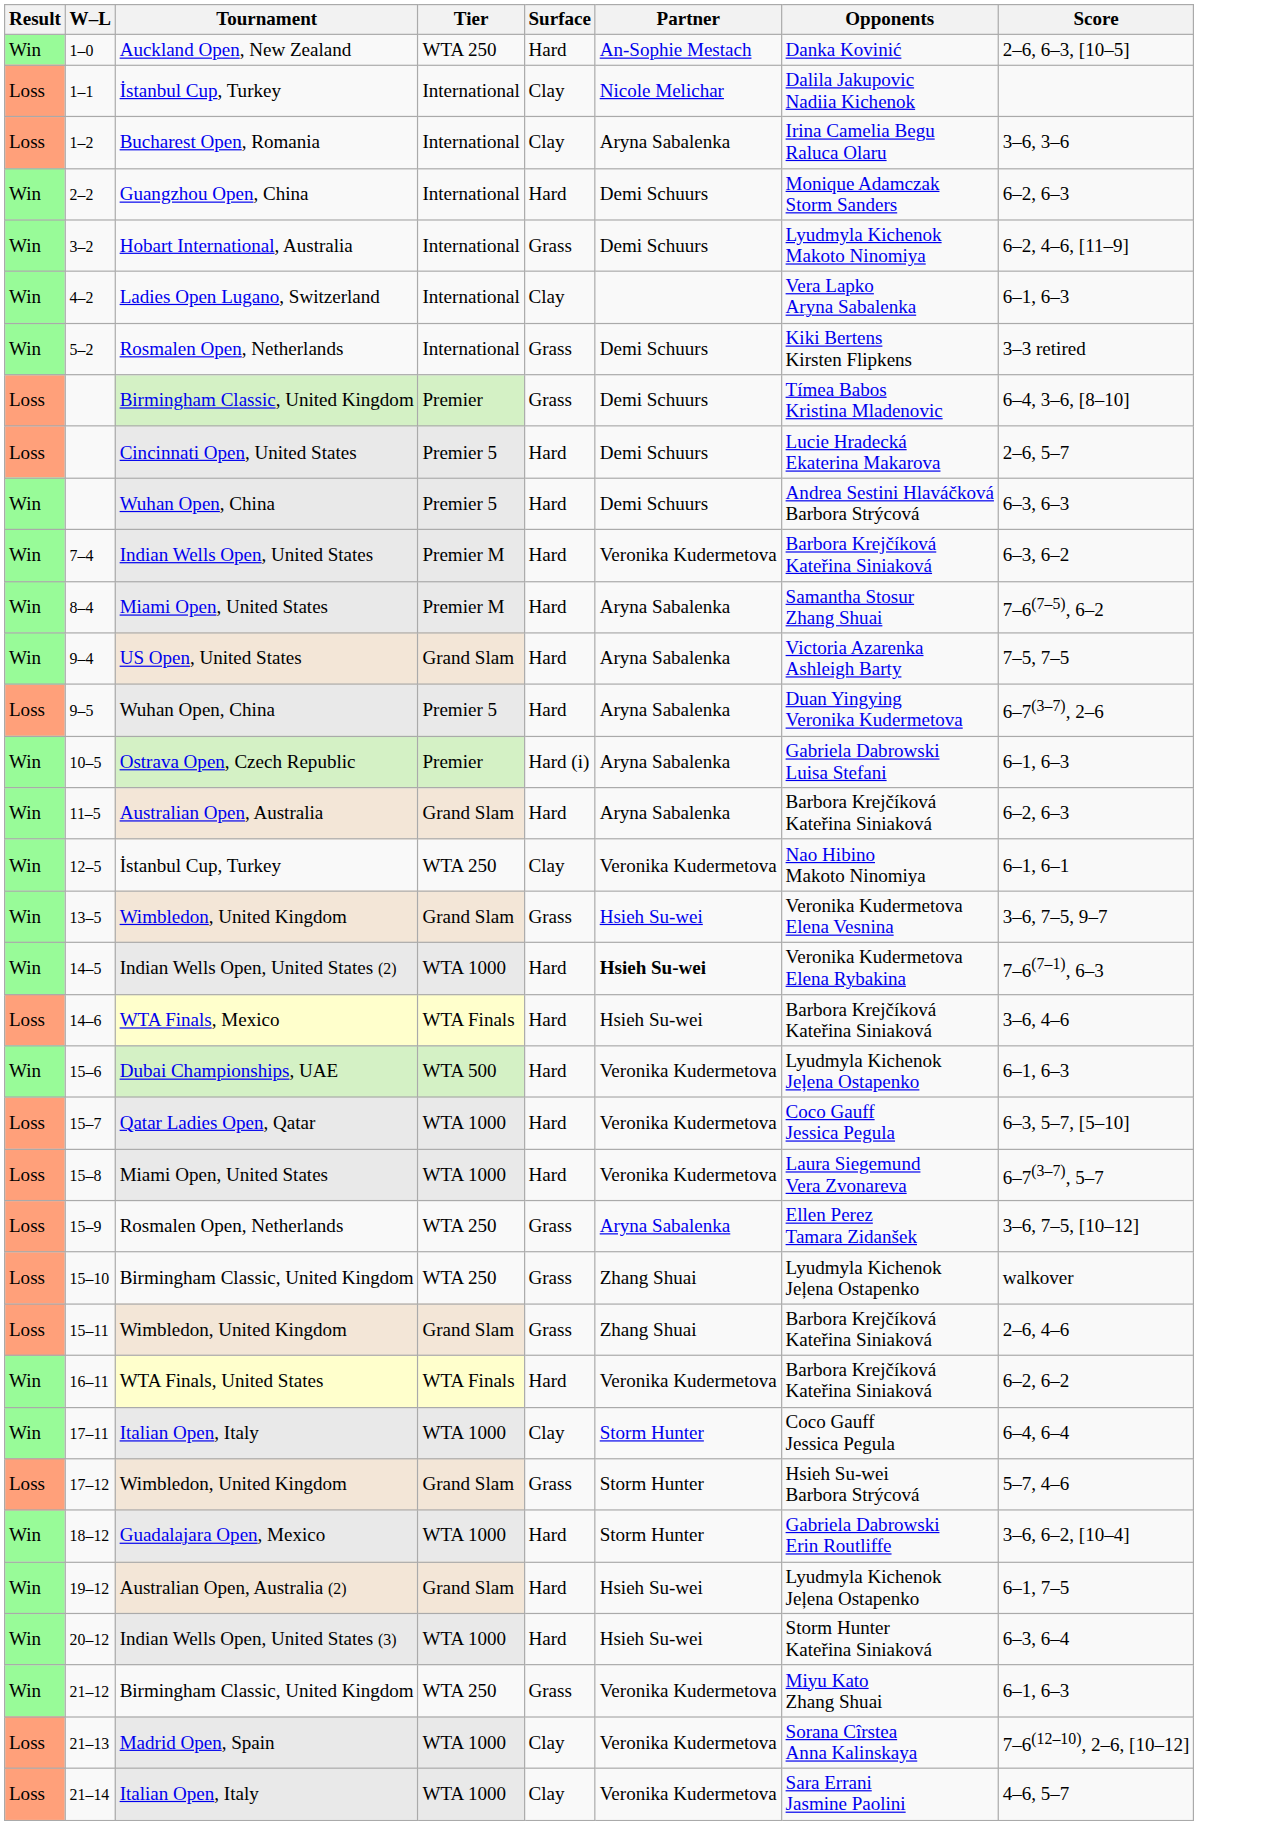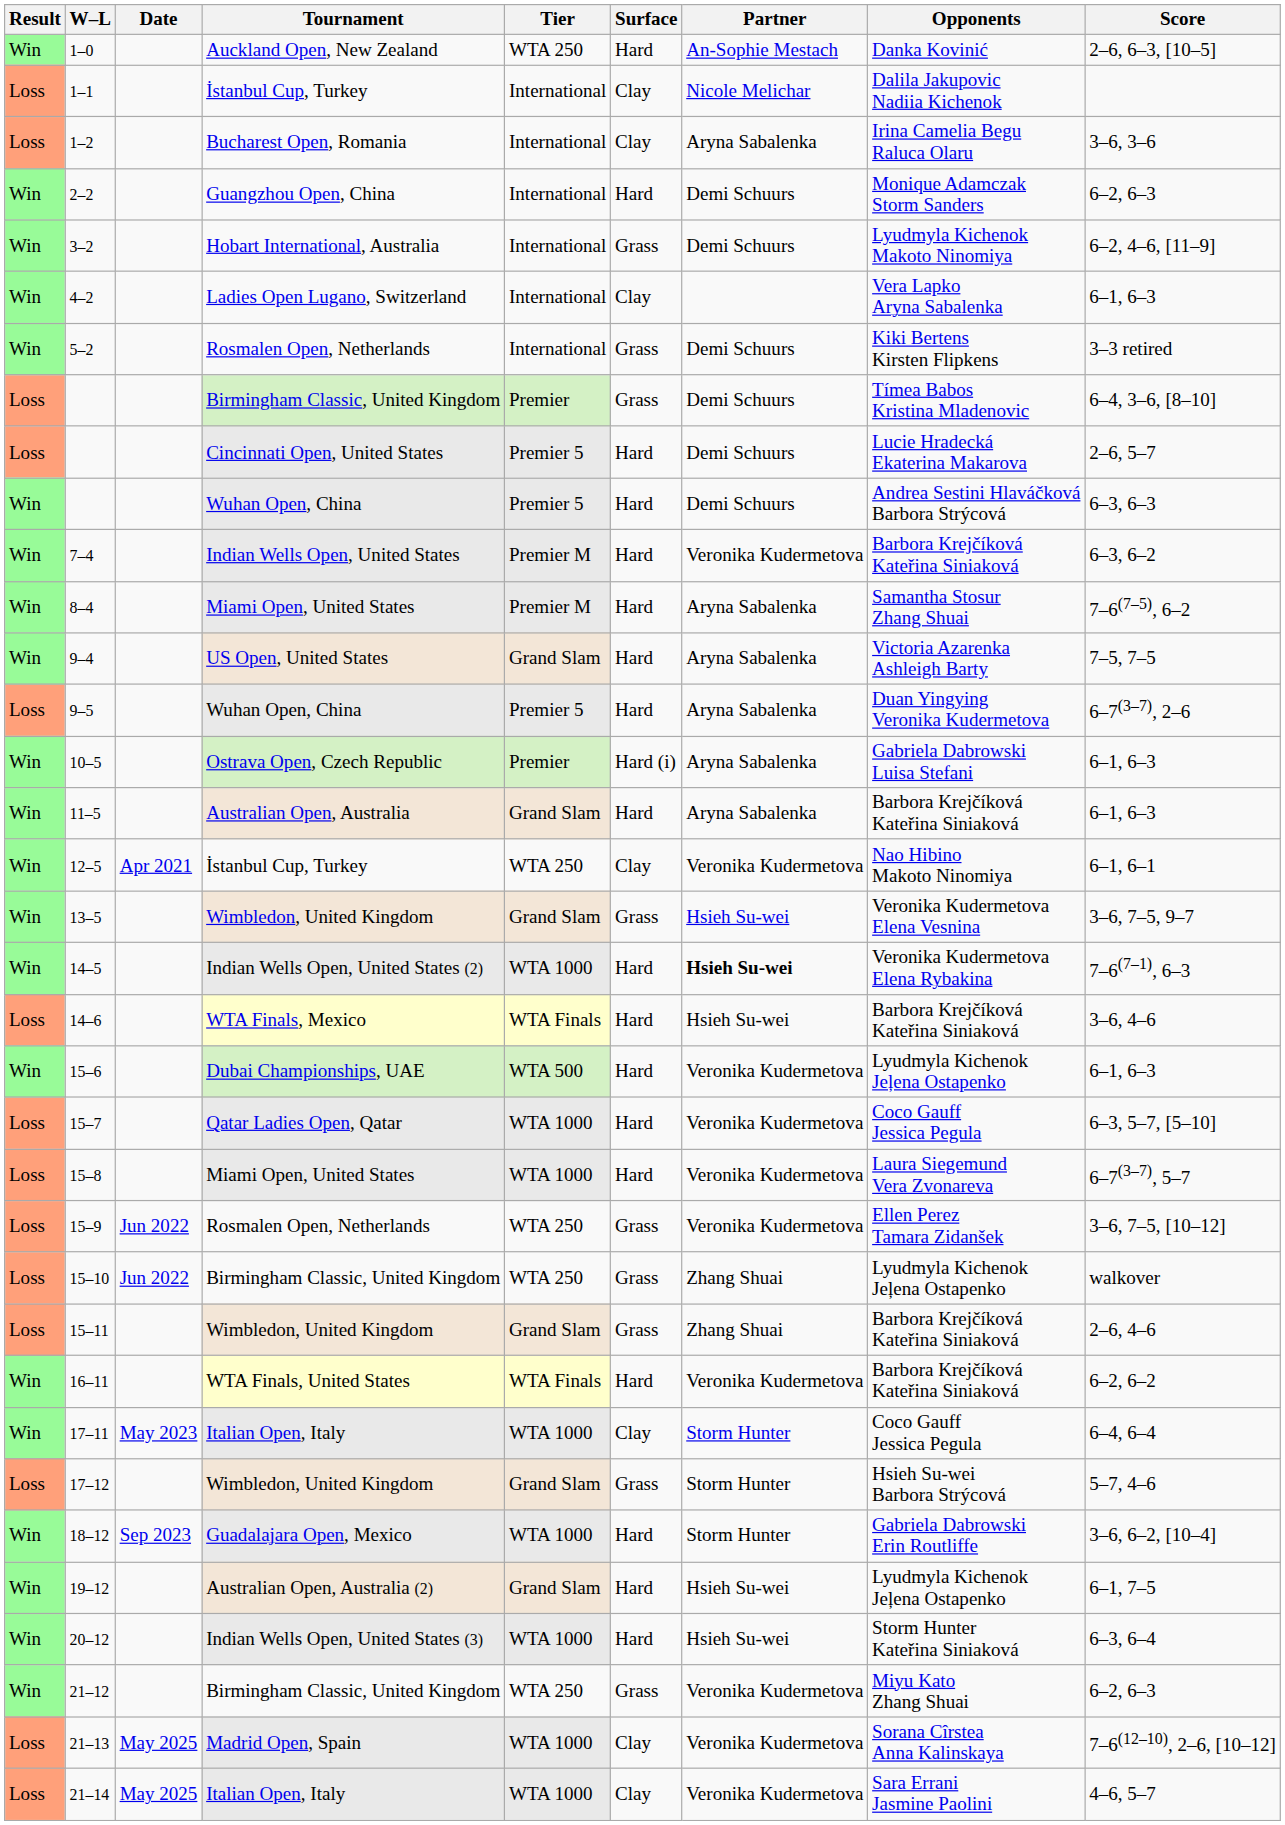+ column: (159, 19)
(1036, 813) 6–2, 6–3 -> (1123, 813) 6–1, 6–3
(665, 1226) Aryna Sabalenka -> (775, 1226) Veronika Kudermetova
(1036, 1690) 6–1, 6–3 -> (1123, 1690) 6–2, 6–3
